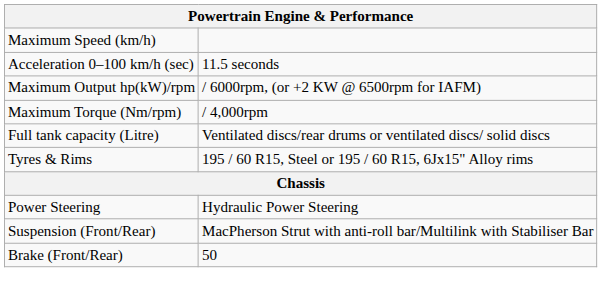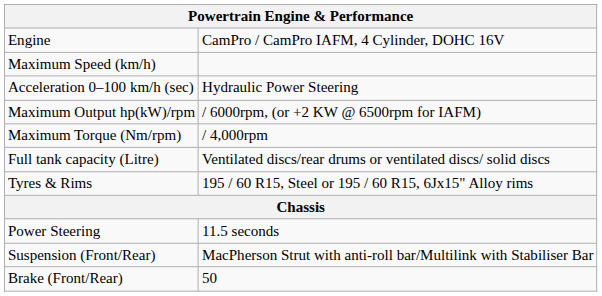+ row: (29, 40)
(241, 64) 11.5 seconds -> (280, 87) Hydraulic Power Steering
(280, 207) Hydraulic Power Steering -> (241, 231) 11.5 seconds
